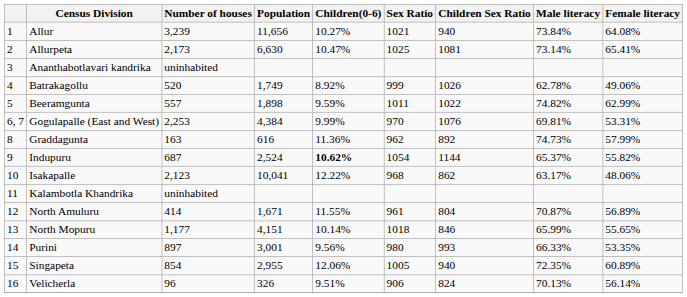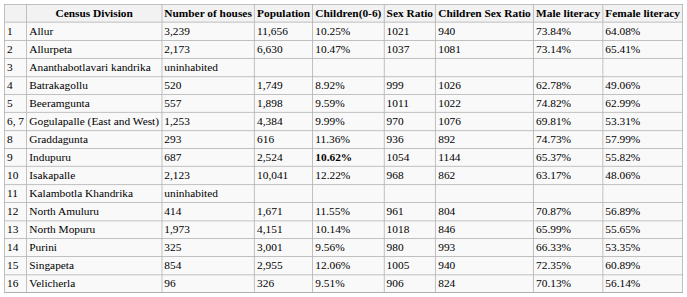(333, 31) 10.27% -> (333, 31) 10.25%
(398, 49) 1025 -> (398, 49) 1037
(177, 121) 2,253 -> (177, 121) 1,253
(173, 139) 163 -> (173, 139) 293
(395, 139) 962 -> (395, 139) 936
(177, 229) 1,177 -> (177, 229) 1,973
(173, 247) 897 -> (173, 247) 325
